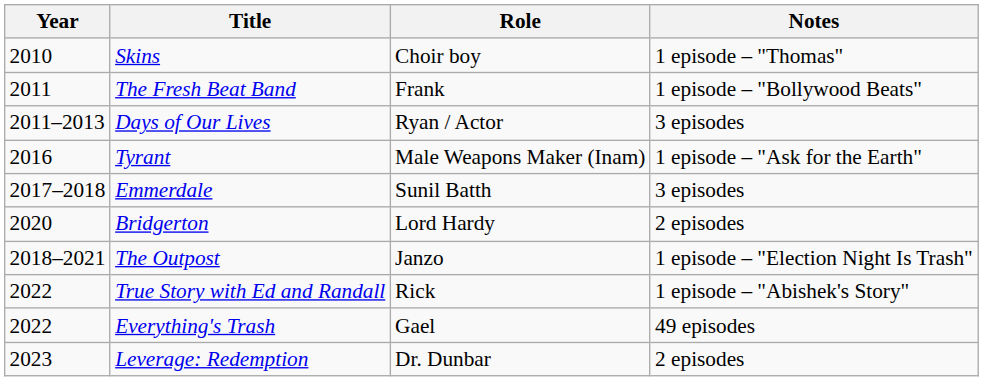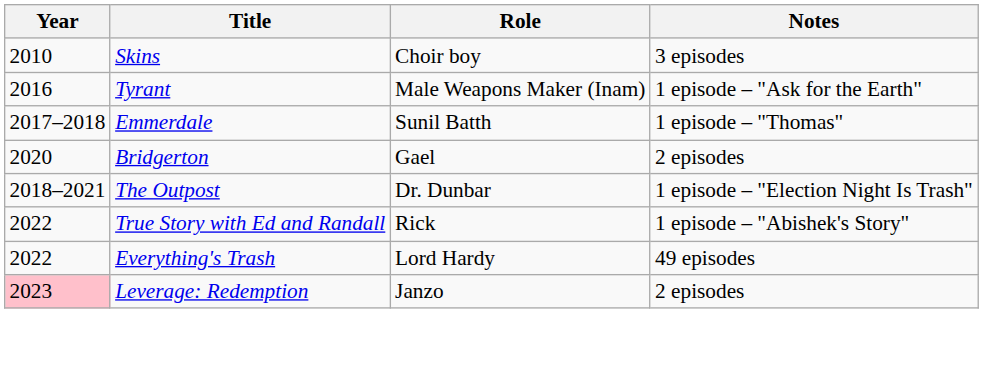(749, 55) 1 episode – "Thomas" -> (700, 55) 3 episodes
- row: (205, 88)
- row: (193, 122)
(700, 190) 3 episodes -> (749, 122) 1 episode – "Thomas"
(445, 223) Lord Hardy -> (415, 156) Gael
(419, 257) Janzo -> (443, 190) Dr. Dunbar
(415, 325) Gael -> (445, 257) Lord Hardy
(31, 358) no background -> (31, 291) pink background
(443, 358) Dr. Dunbar -> (419, 291) Janzo
